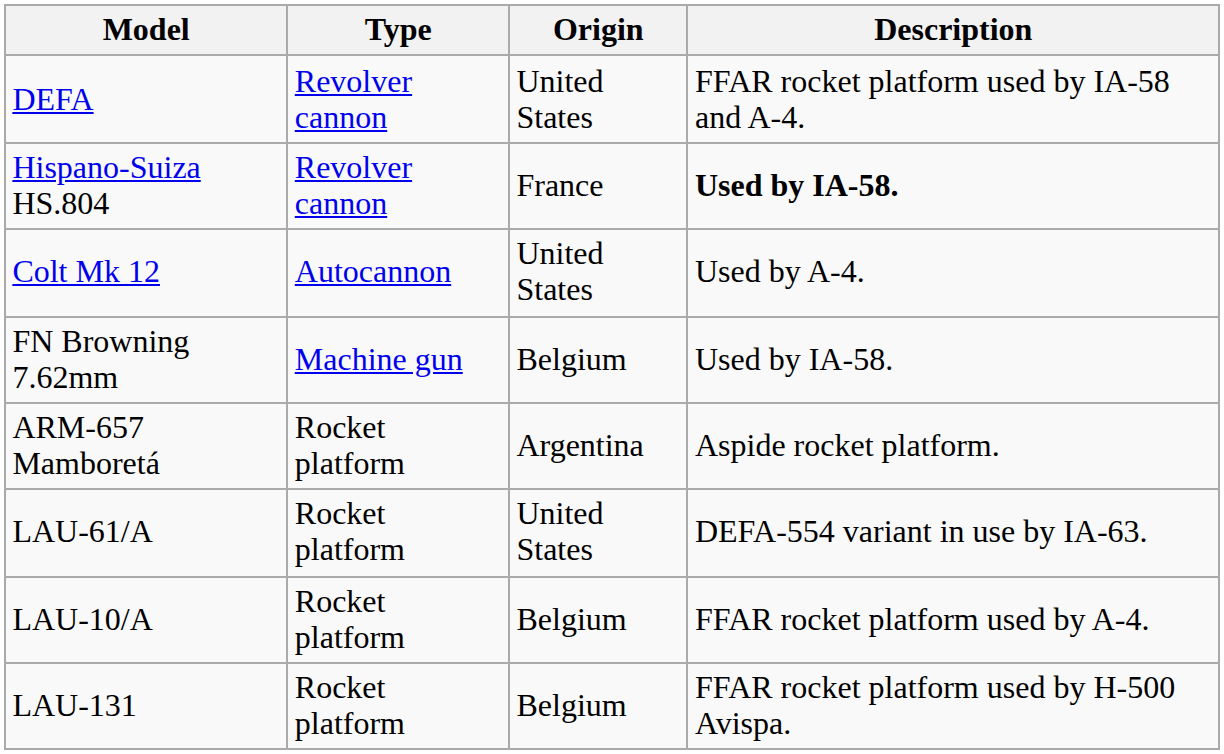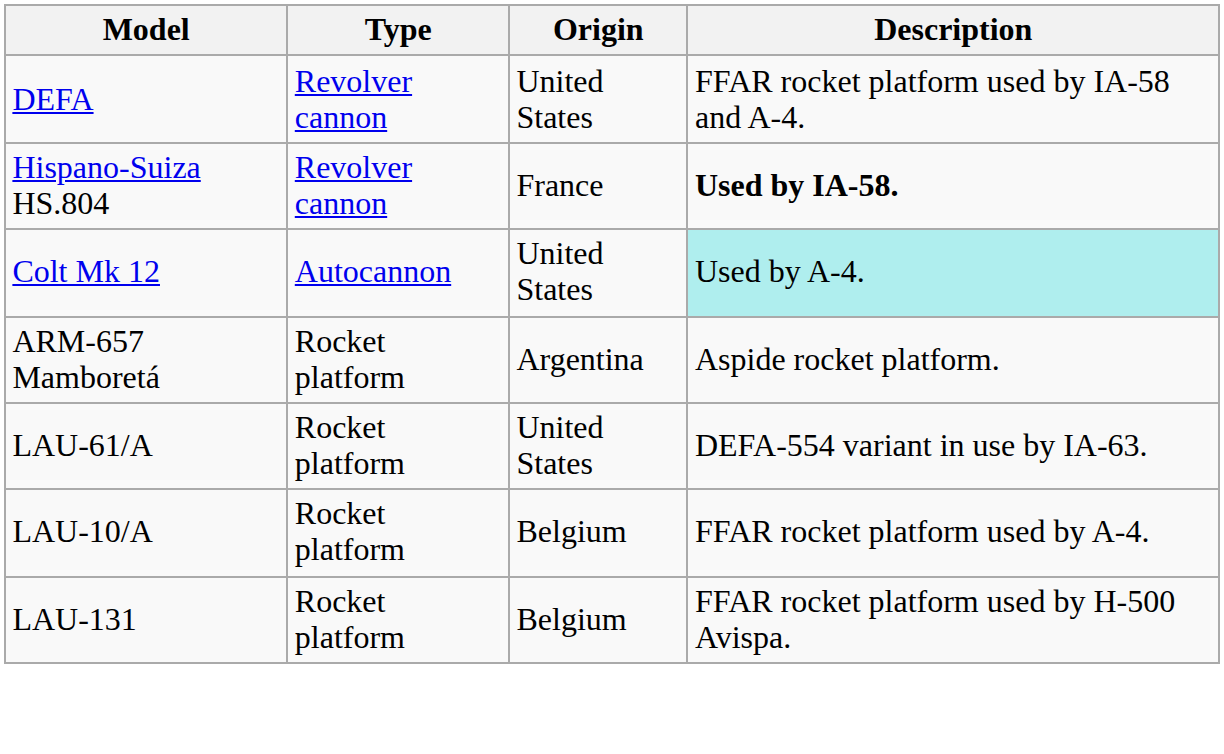(780, 272) no background -> (780, 272) paleturquoise background
- row: (101, 358)
